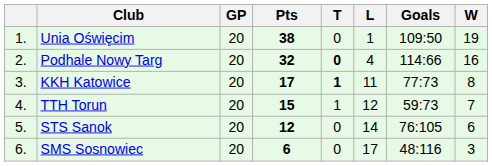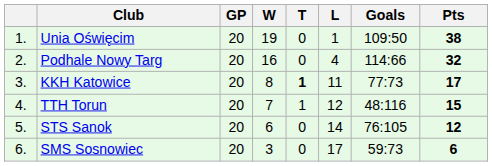columns swapped: (471, 15) <-> (287, 15)
(337, 60) bold -> (302, 60) normal
(421, 104) 59:73 -> (385, 104) 48:116
(421, 149) 48:116 -> (385, 149) 59:73
